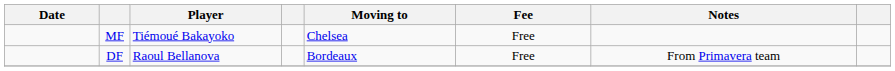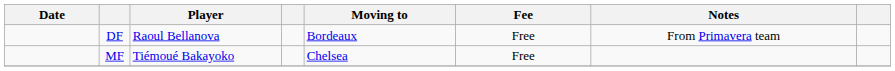rows swapped: (115, 55) <-> (115, 35)
